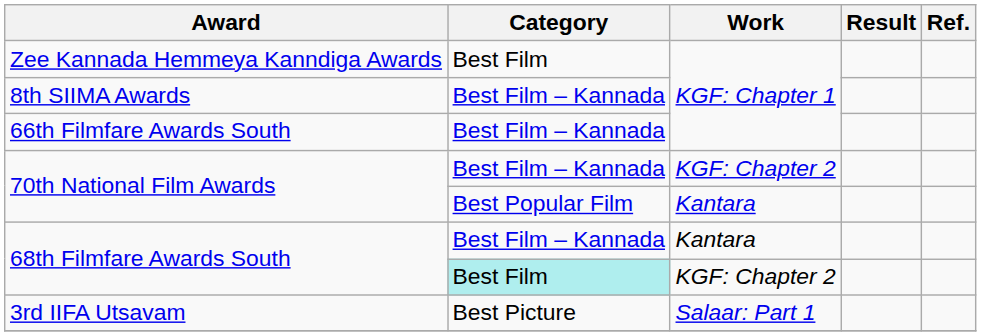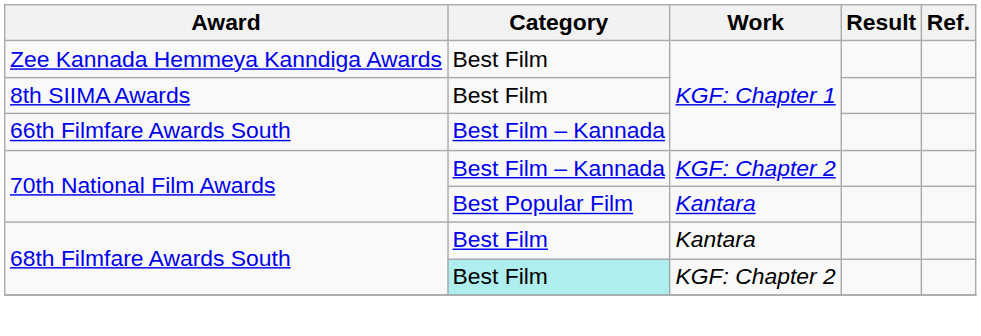(559, 95) Best Film – Kannada -> (500, 95) Best Film
(559, 240) Best Film – Kannada -> (500, 240) Best Film
- row: (98, 312)
